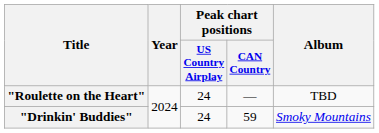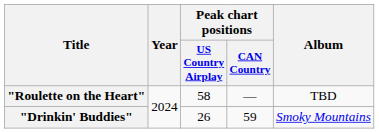(204, 96) 24 -> (204, 96) 58
(204, 117) 24 -> (204, 117) 26
